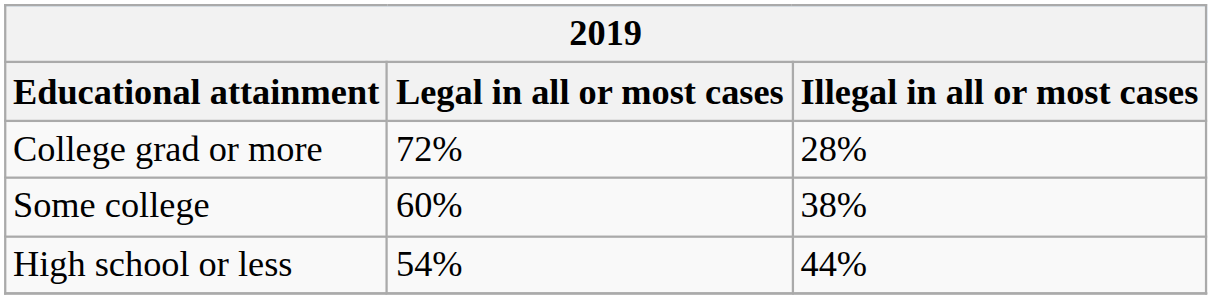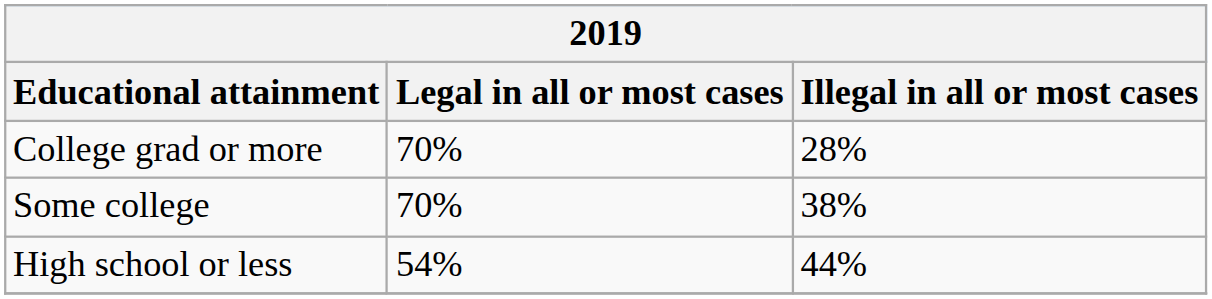(429, 148) 72% -> (429, 148) 70%
(429, 206) 60% -> (429, 206) 70%
